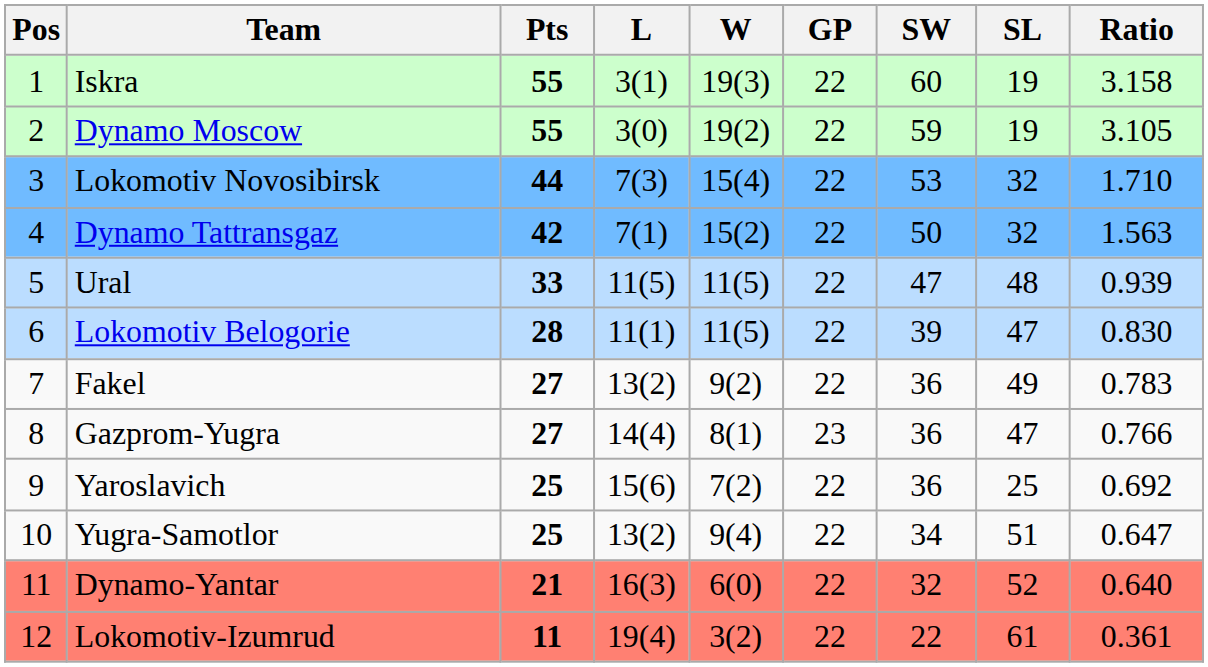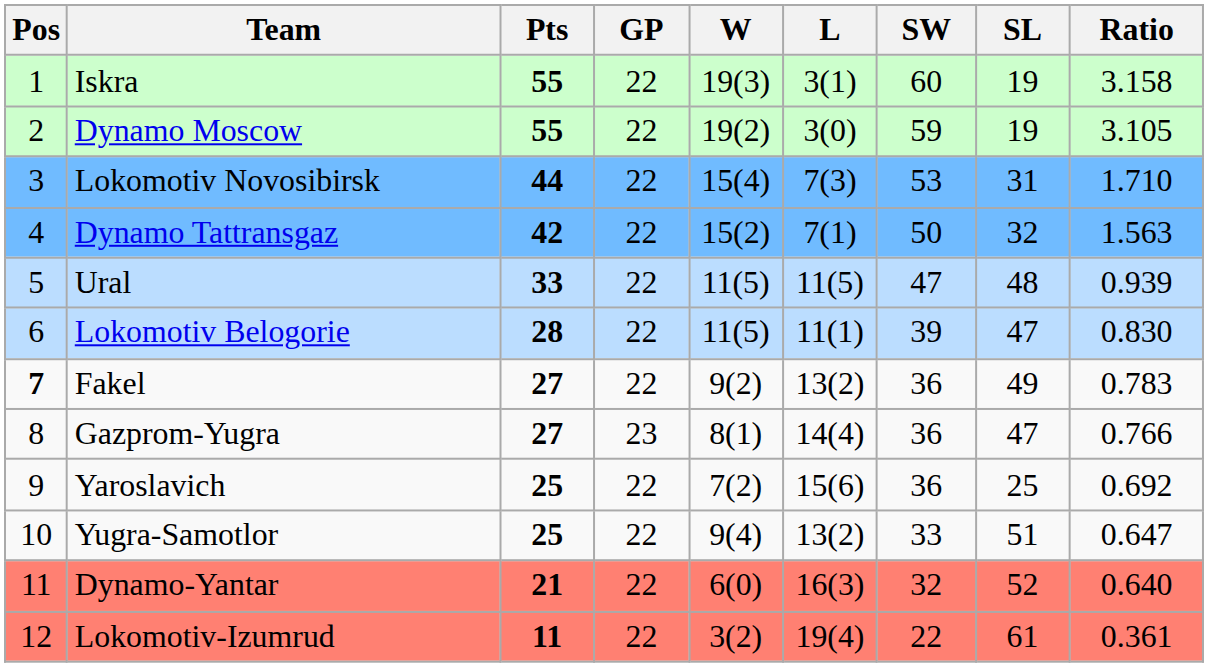columns swapped: (830, 29) <-> (641, 29)
(1023, 181) 32 -> (1023, 181) 31
(36, 383) normal -> (36, 383) bold
(926, 534) 34 -> (926, 534) 33
